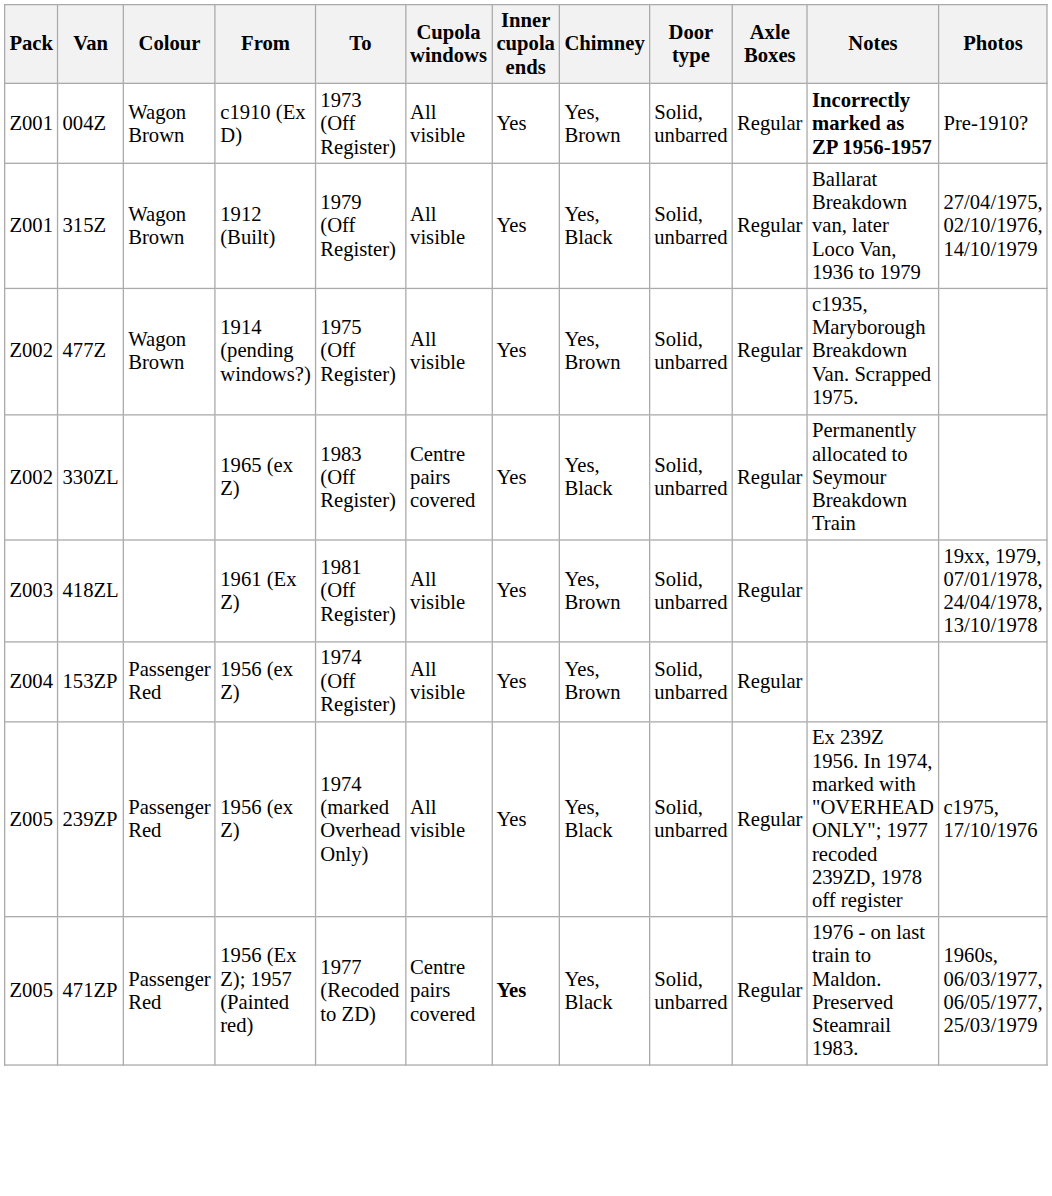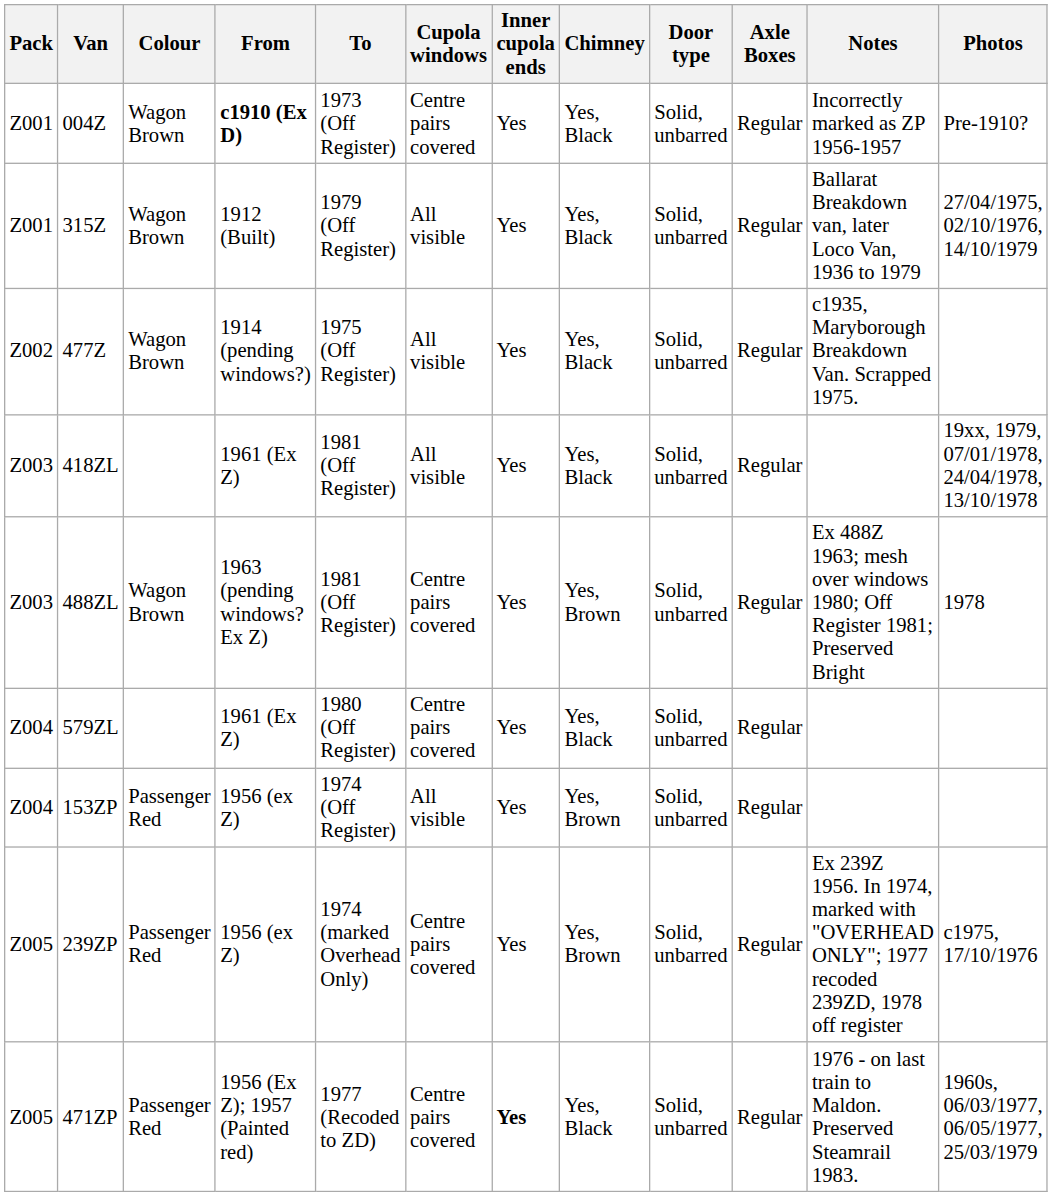(263, 123) normal -> (264, 123) bold
(438, 123) All visible -> (443, 123) Centre pairs covered
(593, 123) Yes, Brown -> (589, 123) Yes, Black
(872, 123) bold -> (869, 123) normal
(593, 351) Yes, Brown -> (589, 351) Yes, Black
- row: (91, 476)
(593, 590) Yes, Brown -> (589, 465) Yes, Black
+ row: (91, 602)
+ row: (91, 728)
(438, 818) All visible -> (443, 944) Centre pairs covered
(589, 818) Yes, Black -> (593, 944) Yes, Brown
